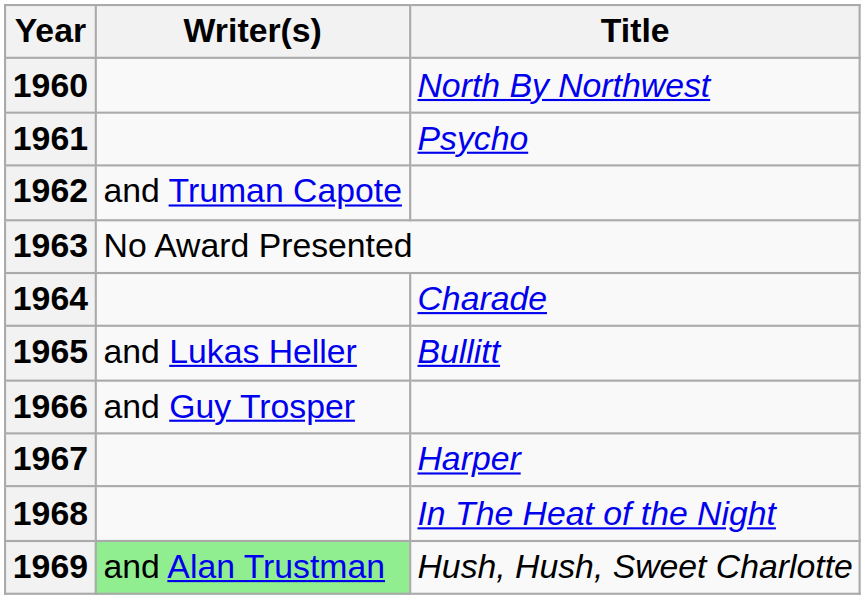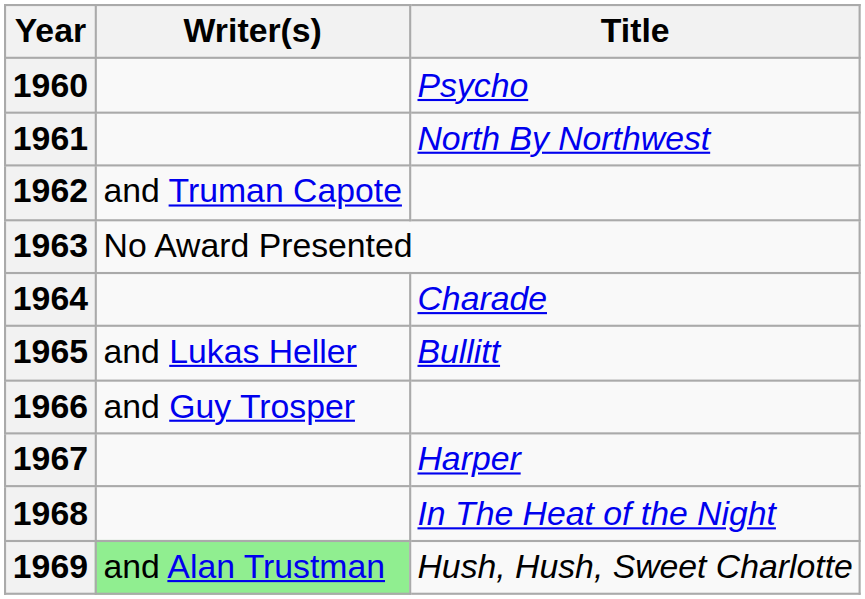(564, 84) North By Northwest -> (473, 84) Psycho
(473, 138) Psycho -> (564, 138) North By Northwest
